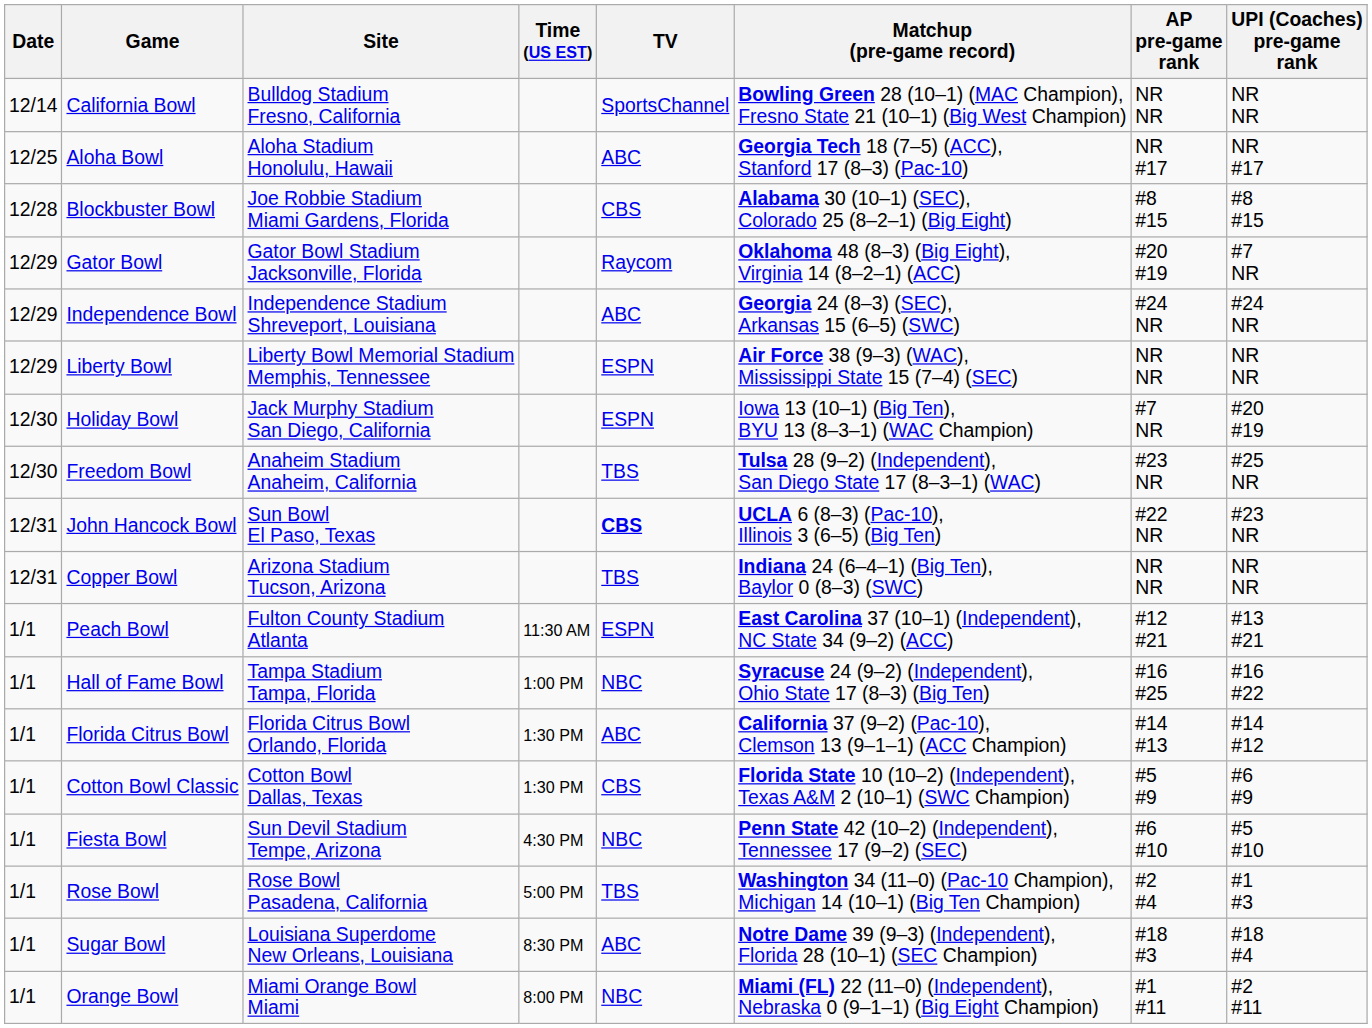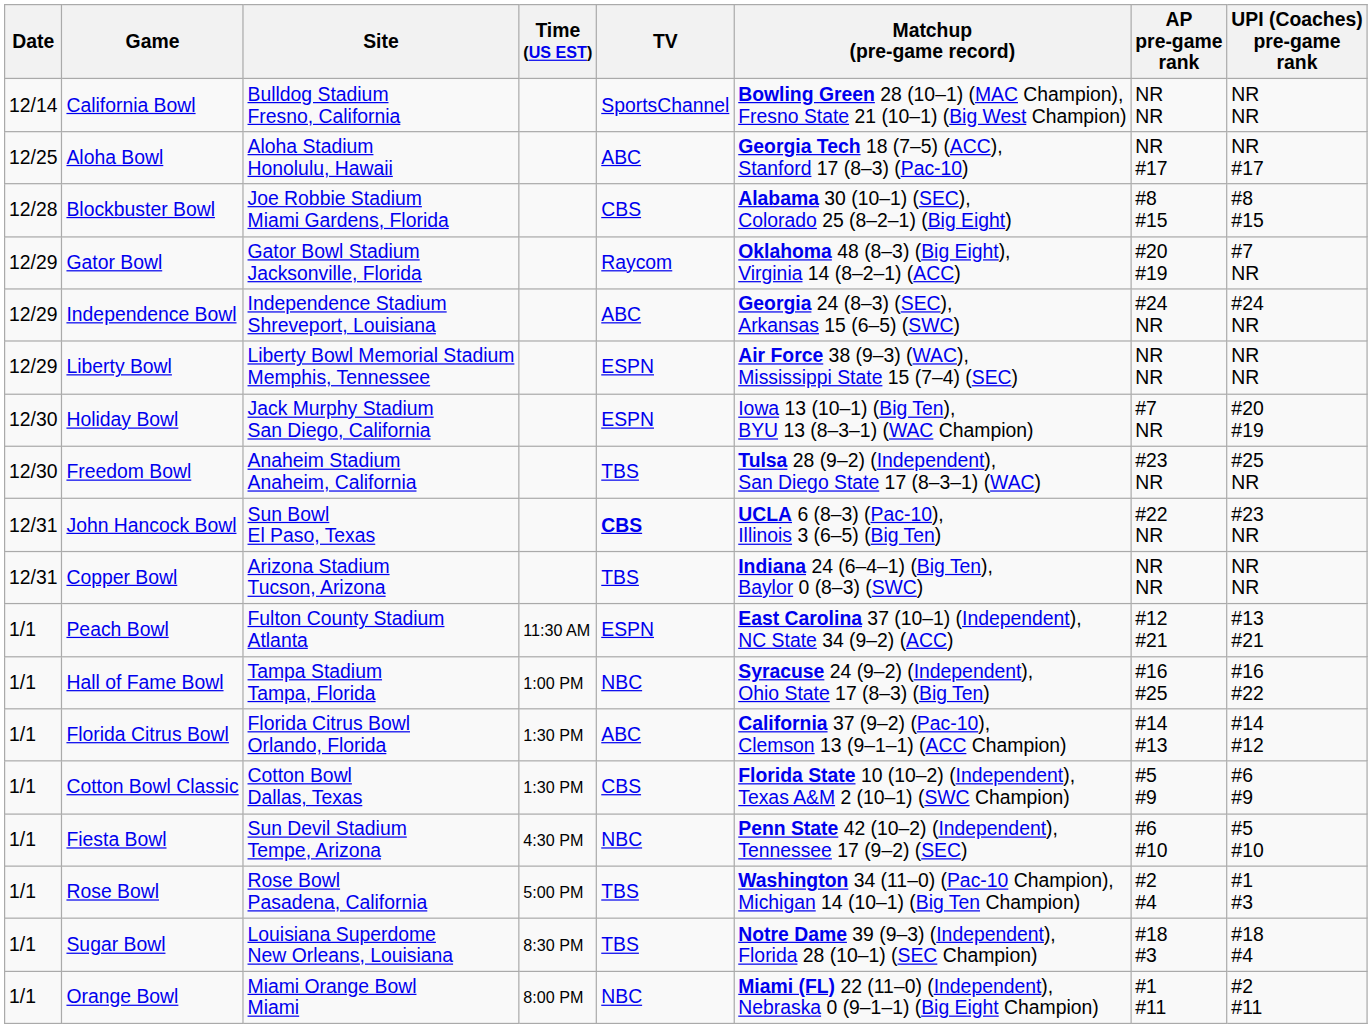(621, 944) ABC -> (620, 944) TBS
